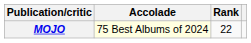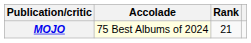(226, 29) 22 -> (226, 29) 21
